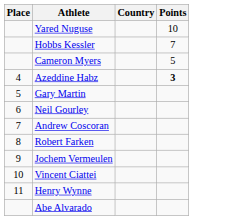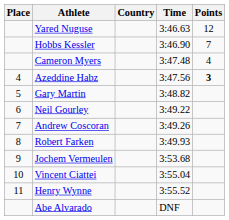+ column: (175, 12)
(173, 28) 10 -> (209, 28) 12
(173, 61) 5 -> (209, 61) 4
